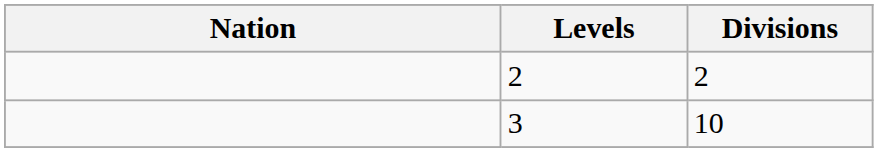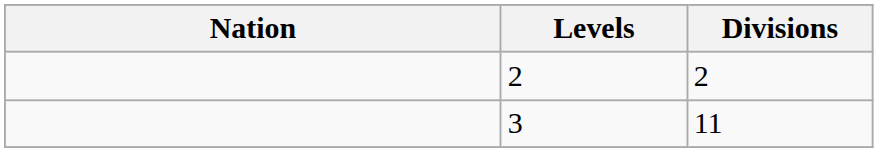(709, 123) 10 -> (708, 123) 11
